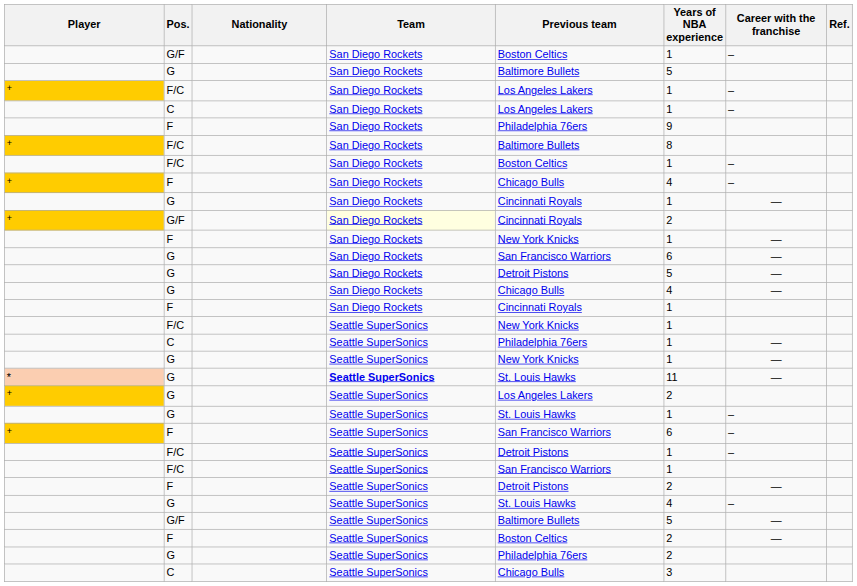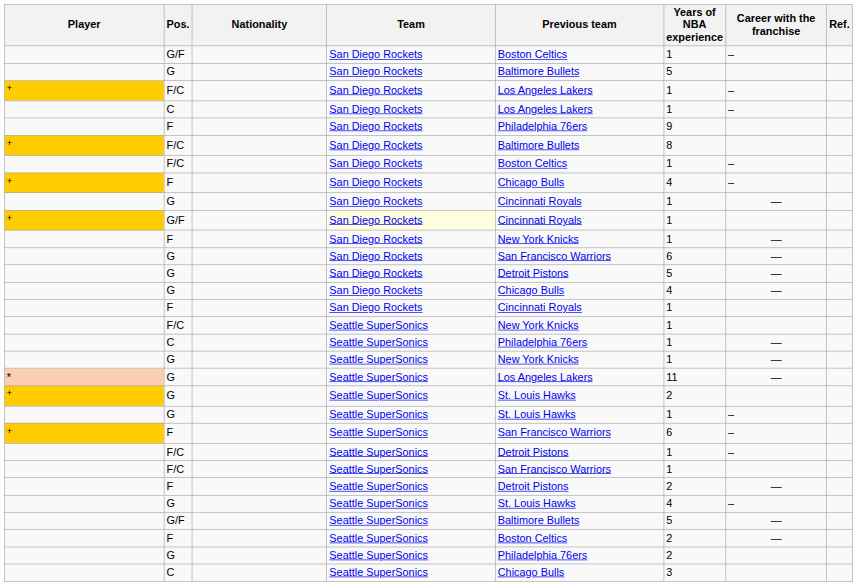(669, 220) 2 -> (669, 220) 1
(382, 377) bold -> (379, 377) normal
(537, 377) St. Louis Hawks -> (545, 377) Los Angeles Lakers
(545, 395) Los Angeles Lakers -> (537, 395) St. Louis Hawks
